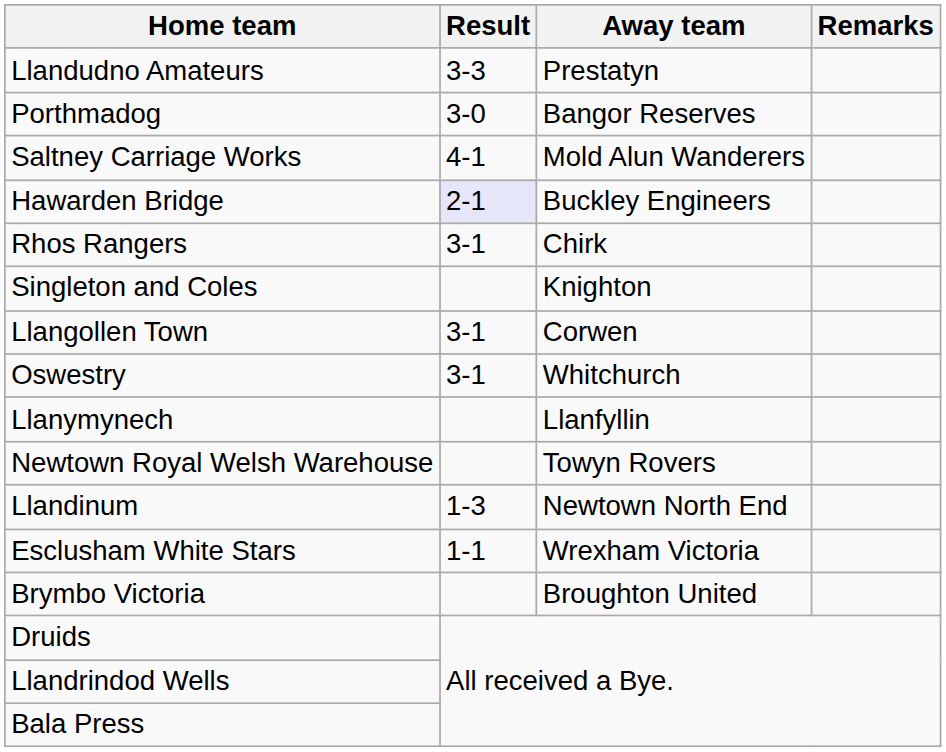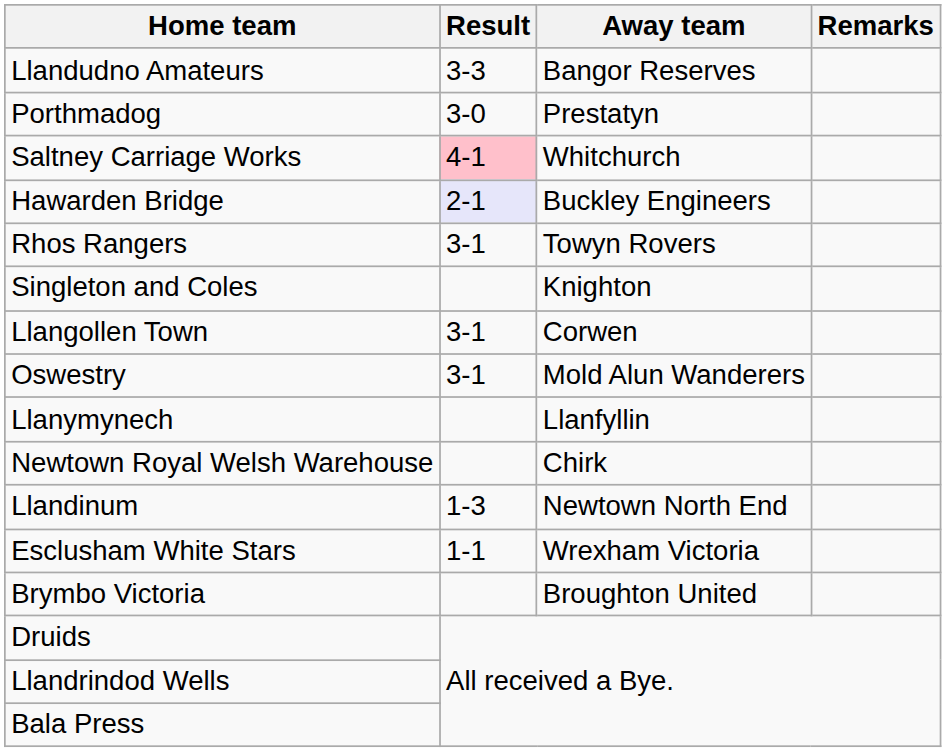(601, 69) Prestatyn -> (649, 69) Bangor Reserves
(649, 113) Bangor Reserves -> (601, 113) Prestatyn
(466, 157) no background -> (466, 157) pink background
(674, 157) Mold Alun Wanderers -> (612, 157) Whitchurch
(575, 244) Chirk -> (629, 244) Towyn Rovers
(612, 375) Whitchurch -> (674, 375) Mold Alun Wanderers
(629, 462) Towyn Rovers -> (575, 462) Chirk
